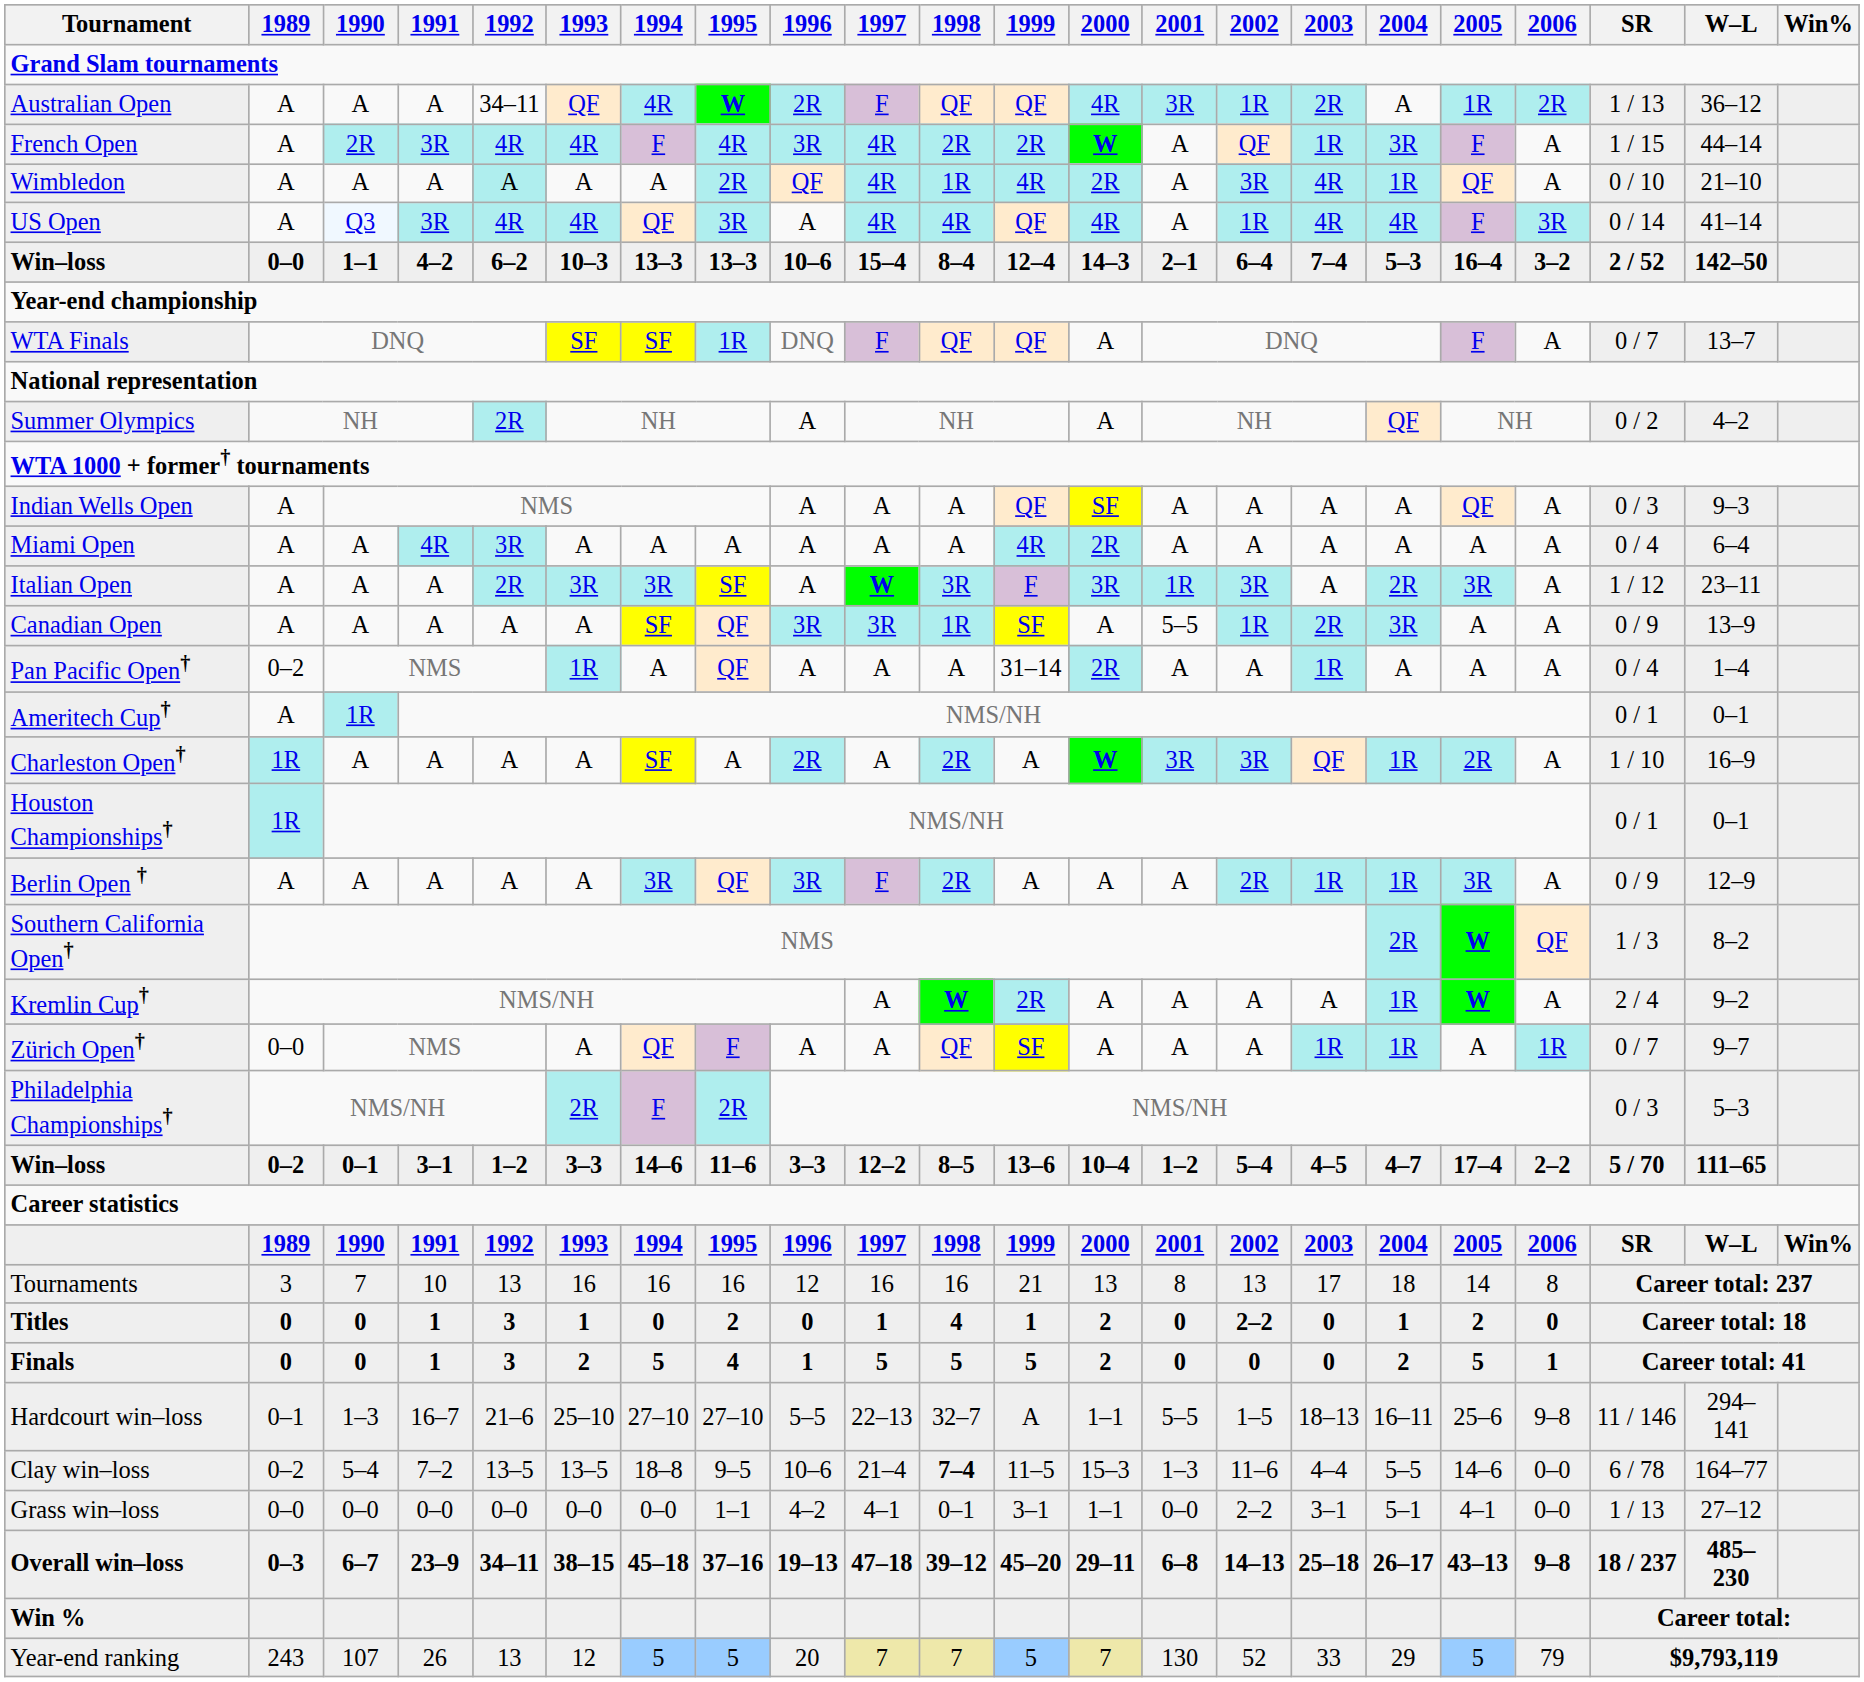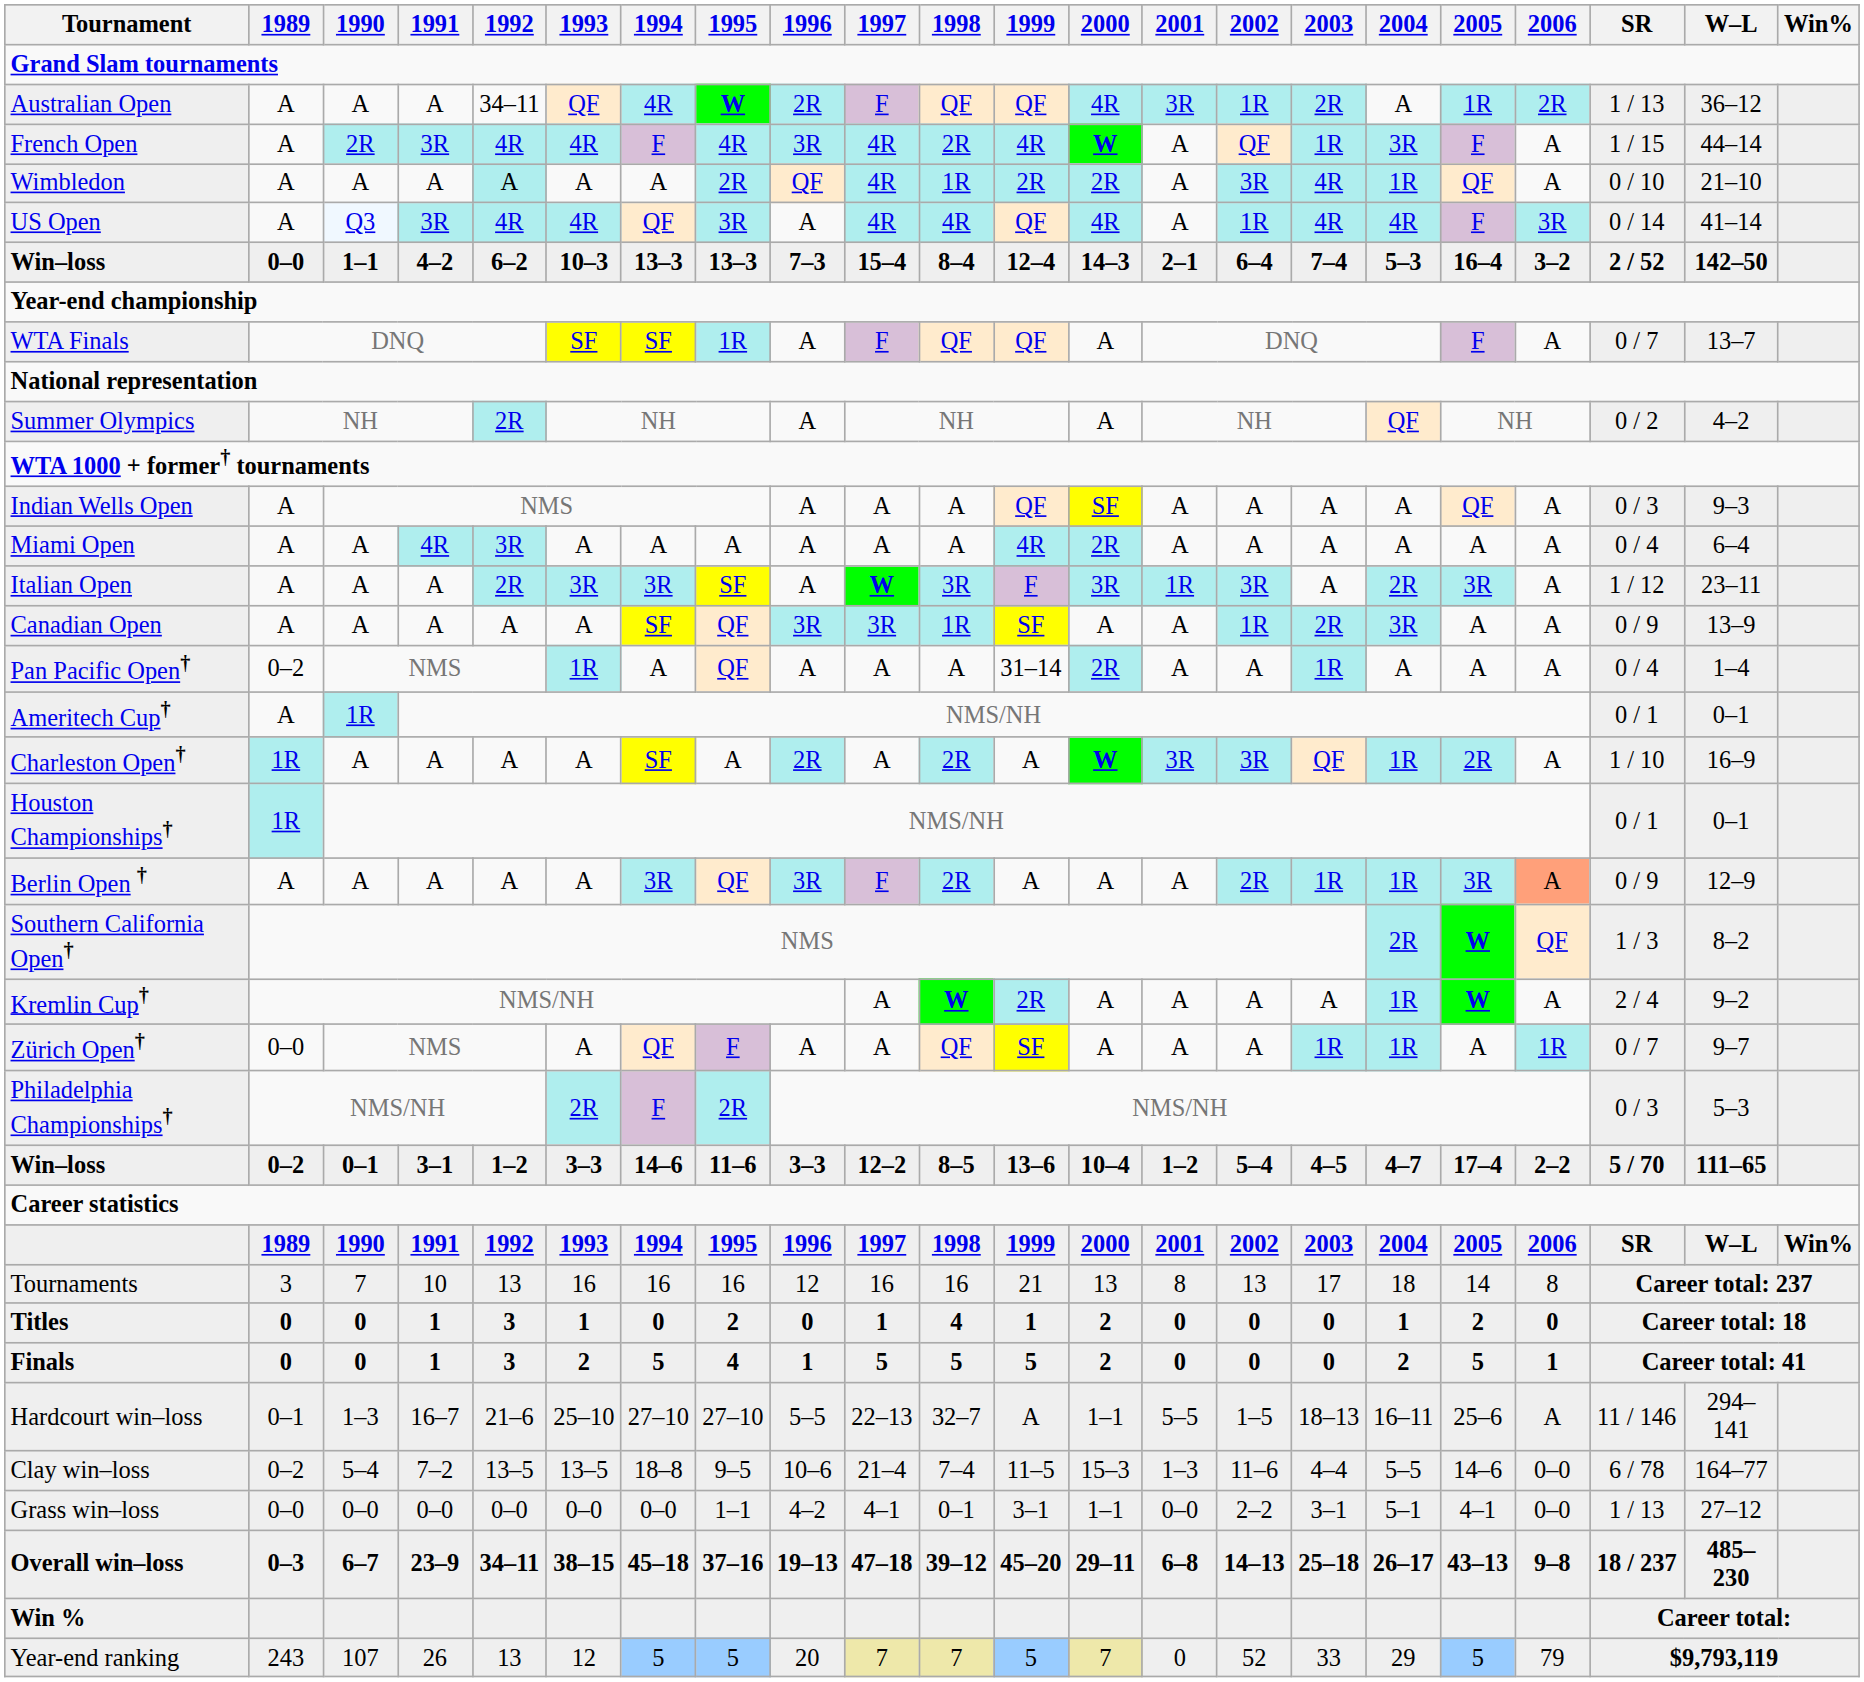(1031, 142) 2R -> (1031, 142) 4R
(1031, 182) 4R -> (1031, 182) 2R
(807, 261) 10–6 -> (807, 261) 7–3
(807, 341) DNQ -> (807, 341) A
(1180, 625) 5–5 -> (1180, 625) A
(1552, 880) no background -> (1552, 880) lightsalmon background
(1254, 1322) 2–2 -> (1254, 1322) 0
(1552, 1416) 9–8 -> (1552, 1416) A
(956, 1469) bold -> (956, 1469) normal
(1180, 1656) 130 -> (1180, 1656) 0
